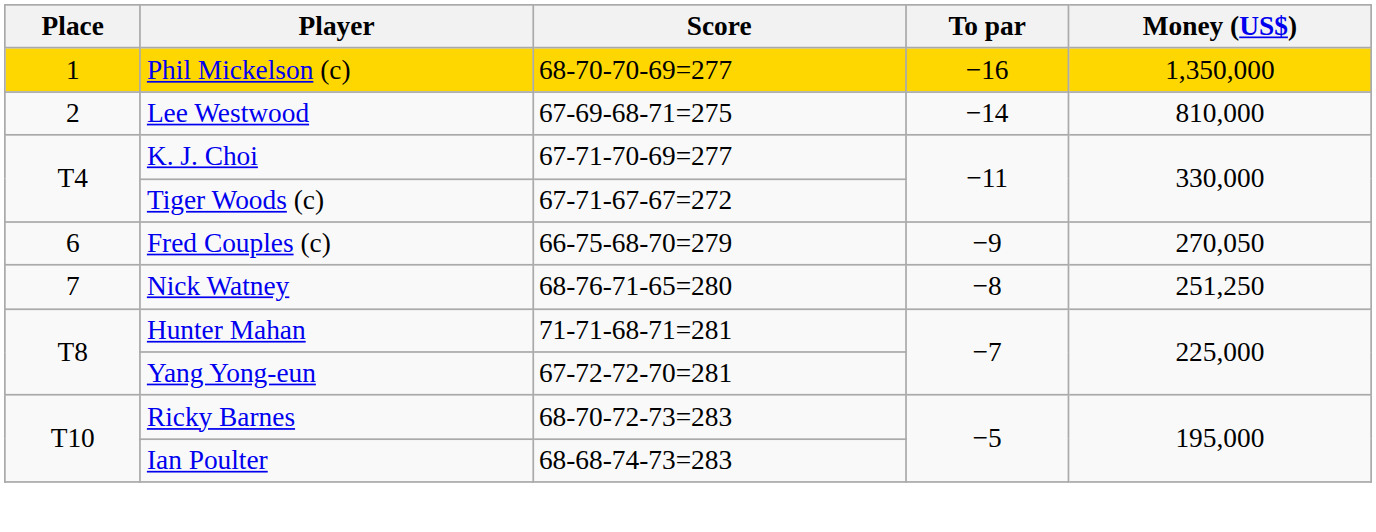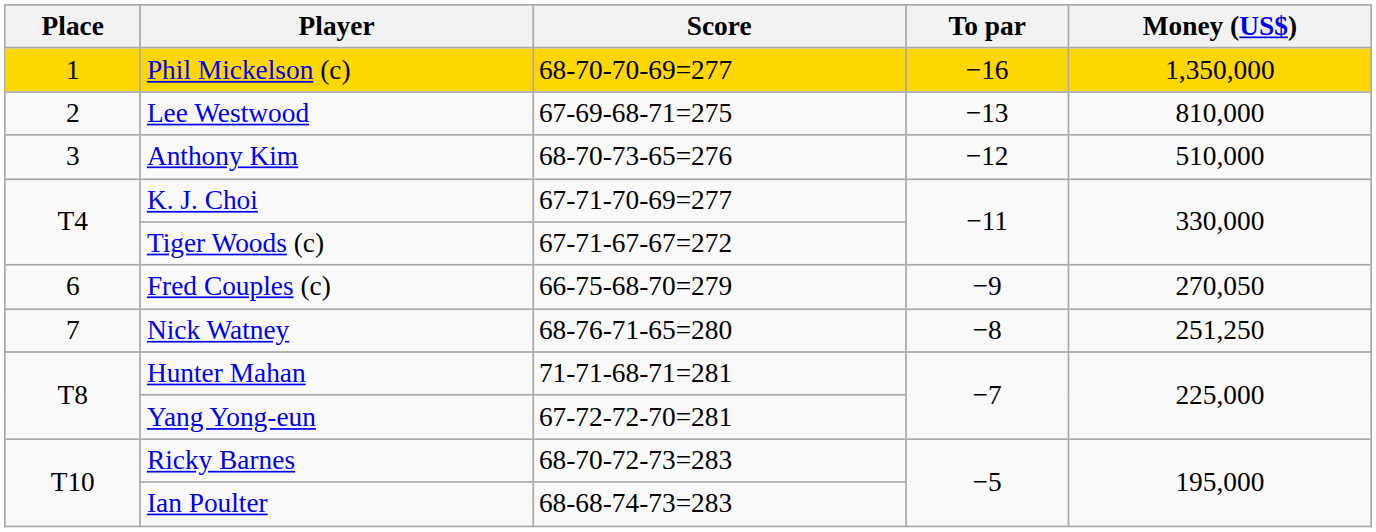(987, 112) −14 -> (987, 112) −13
+ row: (223, 156)
